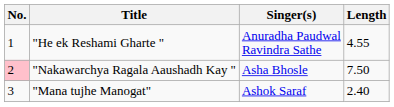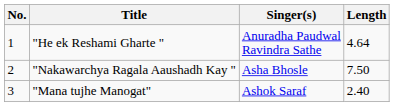(358, 42) 4.55 -> (358, 42) 4.64
(11, 70) pink background -> (11, 70) no background
